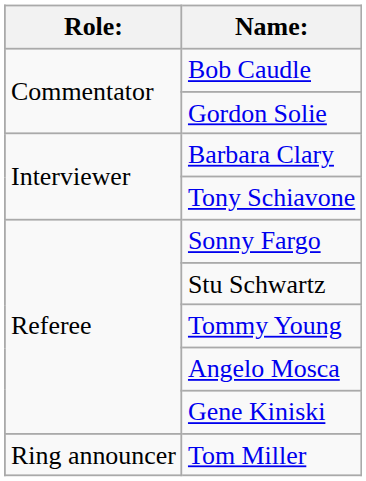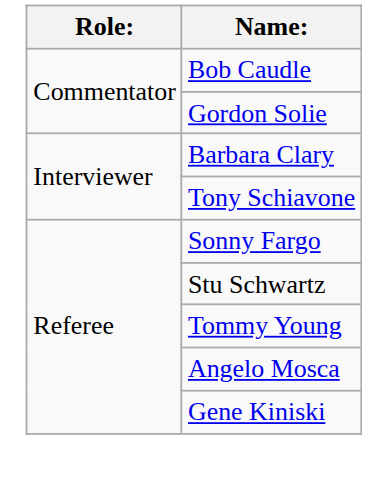- row: (247, 454)
